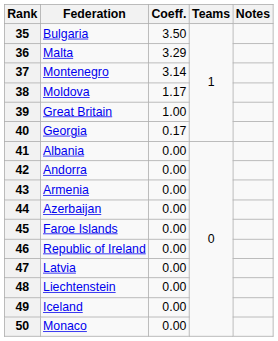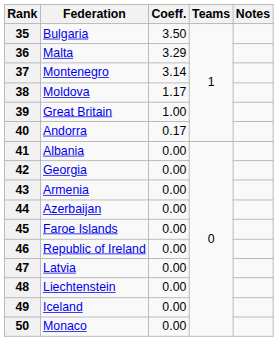(65, 131) Georgia -> (65, 131) Andorra
(65, 170) Andorra -> (65, 170) Georgia
